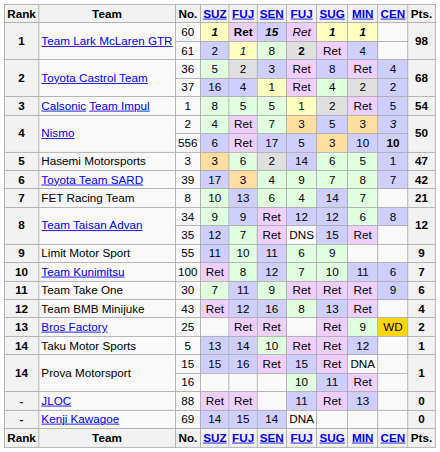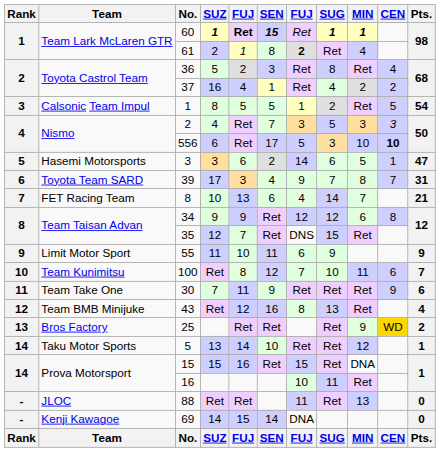(422, 179) 42 -> (422, 179) 31
